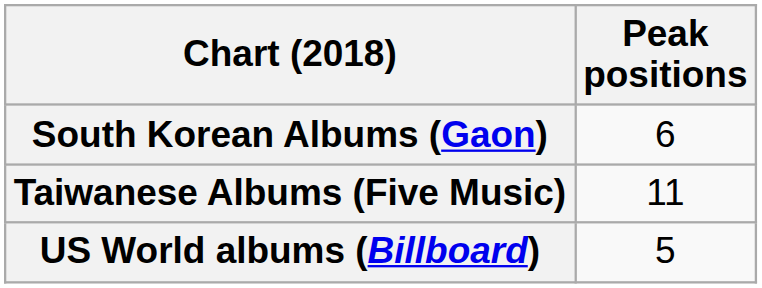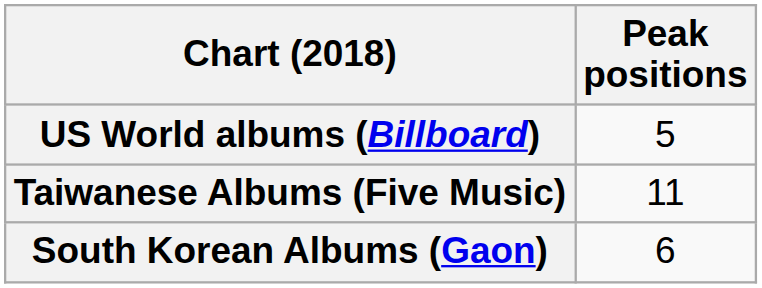rows swapped: (290, 134) <-> (290, 251)
